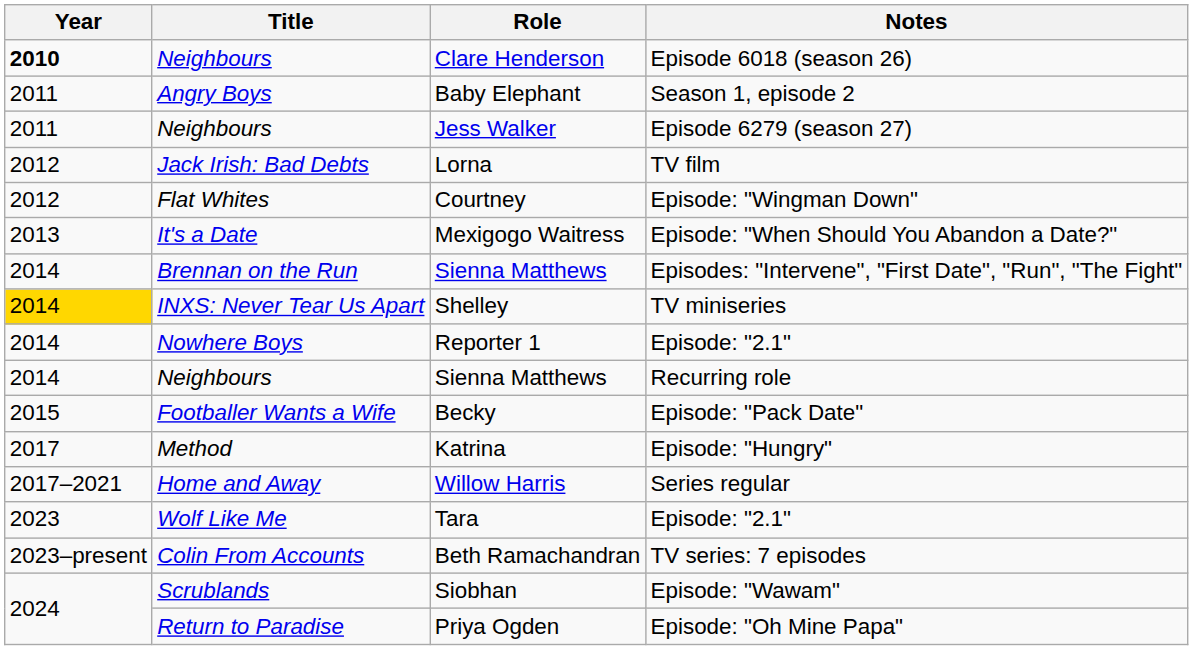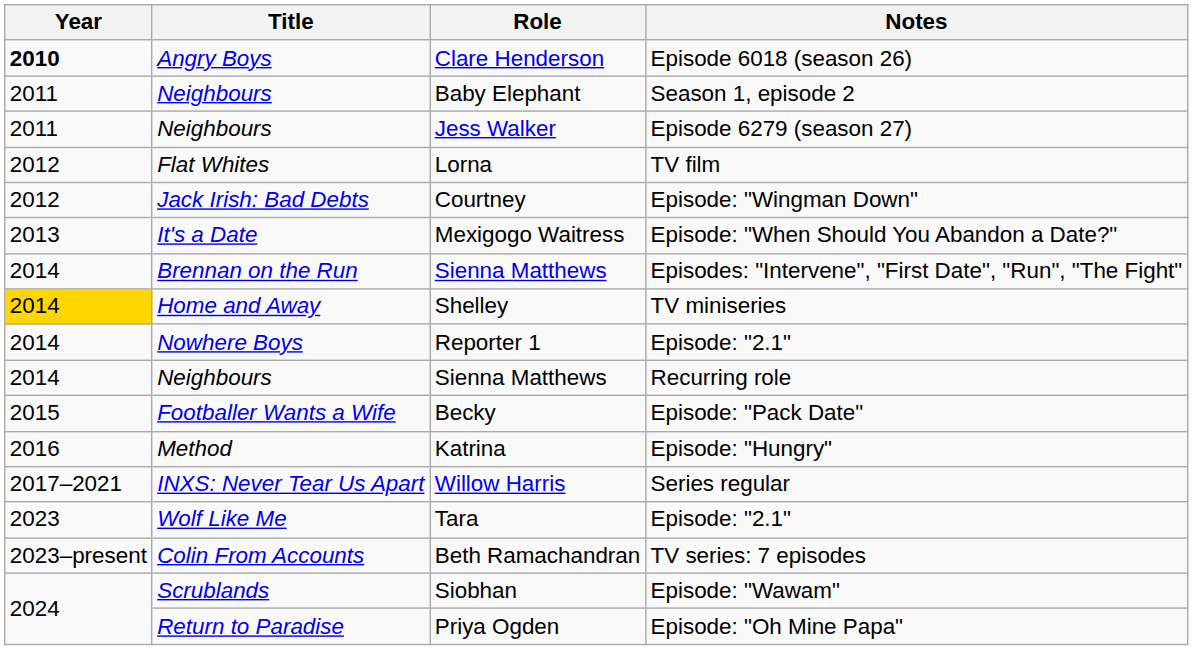(214, 57) Neighbours -> (214, 57) Angry Boys
(214, 93) Angry Boys -> (214, 93) Neighbours
(263, 164) Jack Irish: Bad Debts -> (213, 164) Flat Whites
(213, 199) Flat Whites -> (263, 199) Jack Irish: Bad Debts
(291, 306) INXS: Never Tear Us Apart -> (239, 306) Home and Away
(35, 448) 2017 -> (35, 448) 2016
(239, 484) Home and Away -> (291, 484) INXS: Never Tear Us Apart
